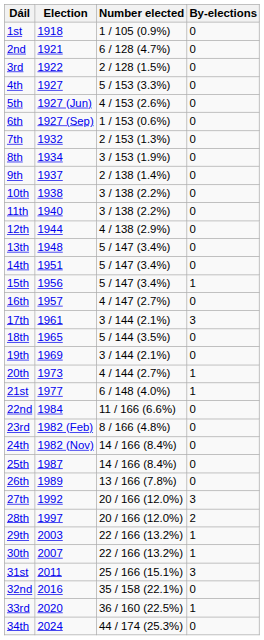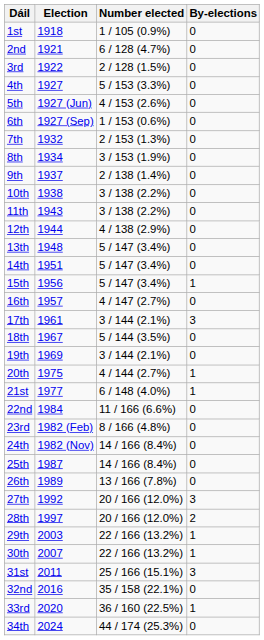(50, 211) 1940 -> (50, 211) 1943
(50, 337) 1965 -> (50, 337) 1967
(50, 373) 1973 -> (50, 373) 1975
